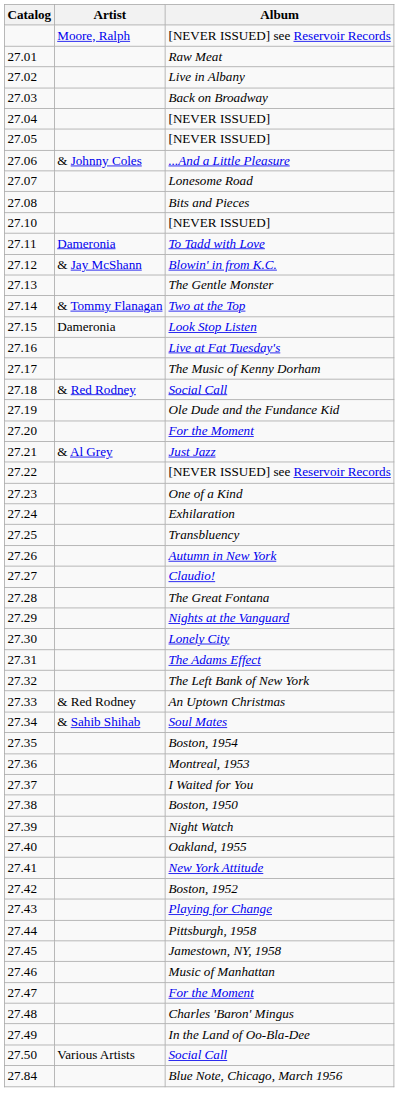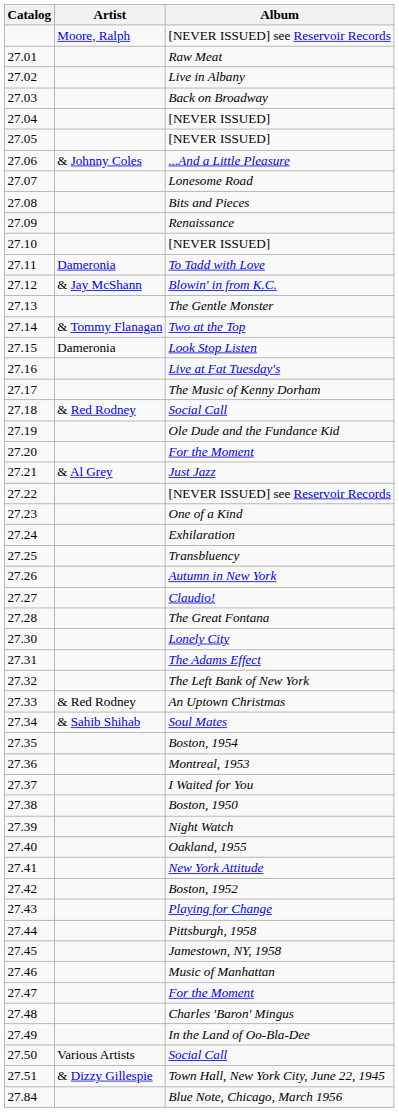+ row: (22, 222)
- row: (22, 618)
+ row: (22, 1076)
